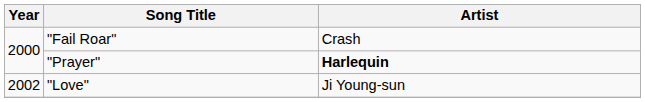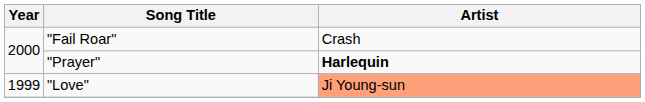(24, 85) 2002 -> (24, 85) 1999
(363, 85) no background -> (363, 85) lightsalmon background
